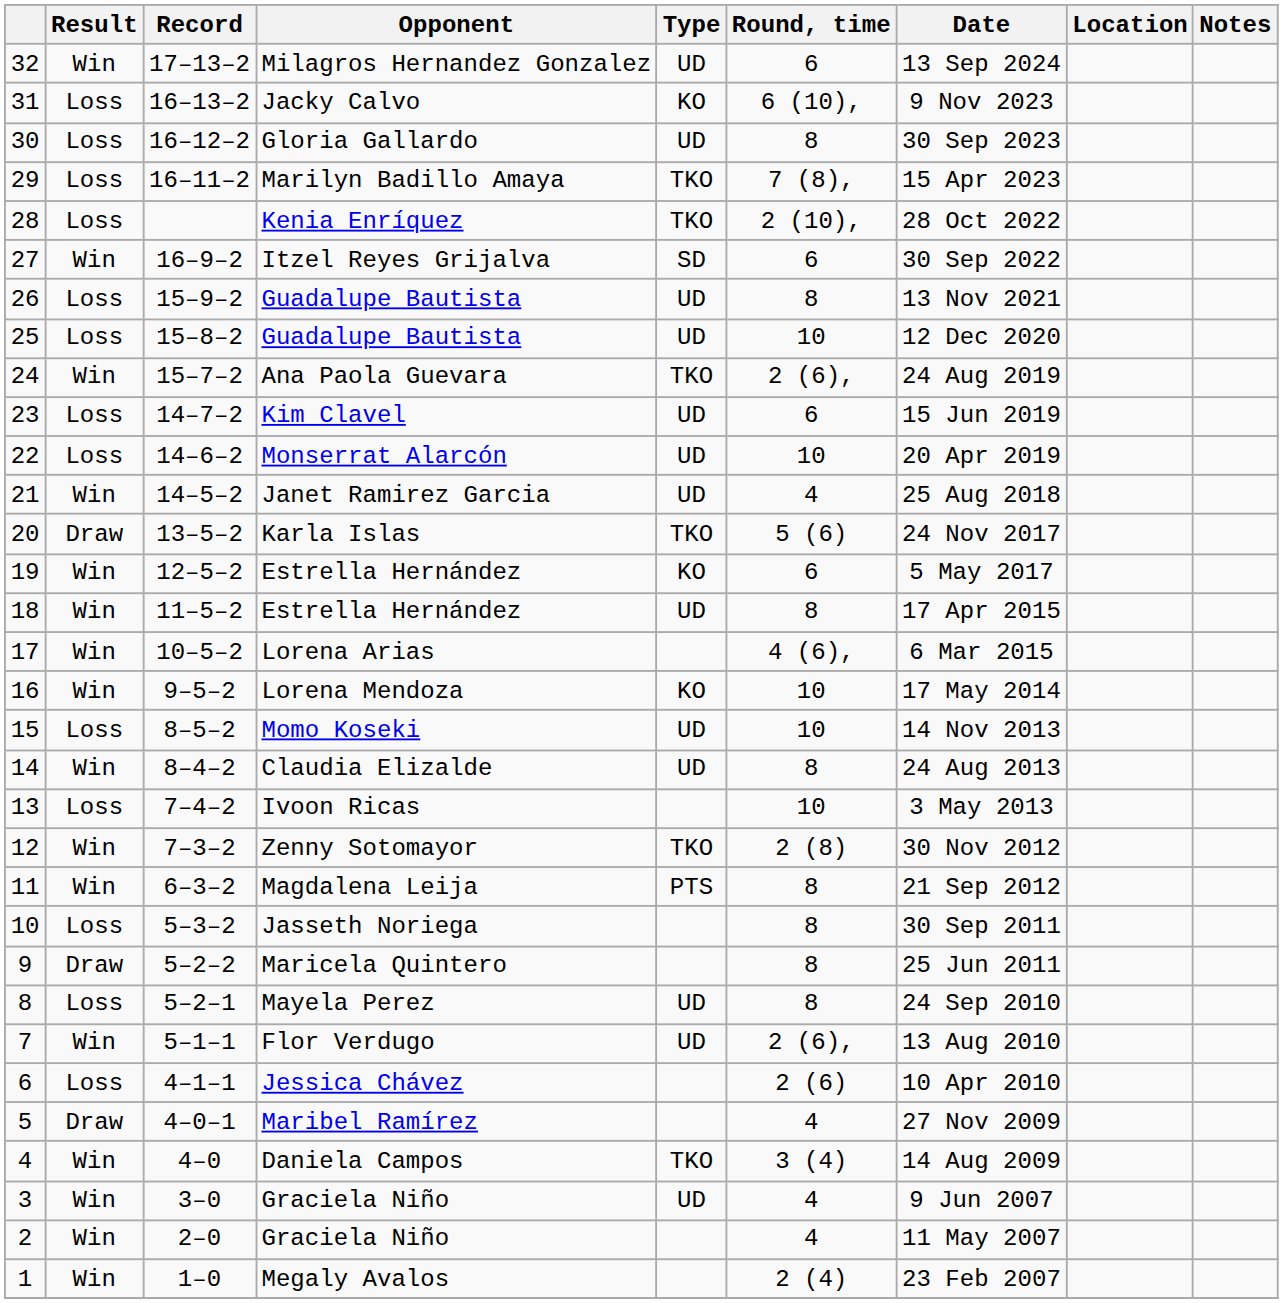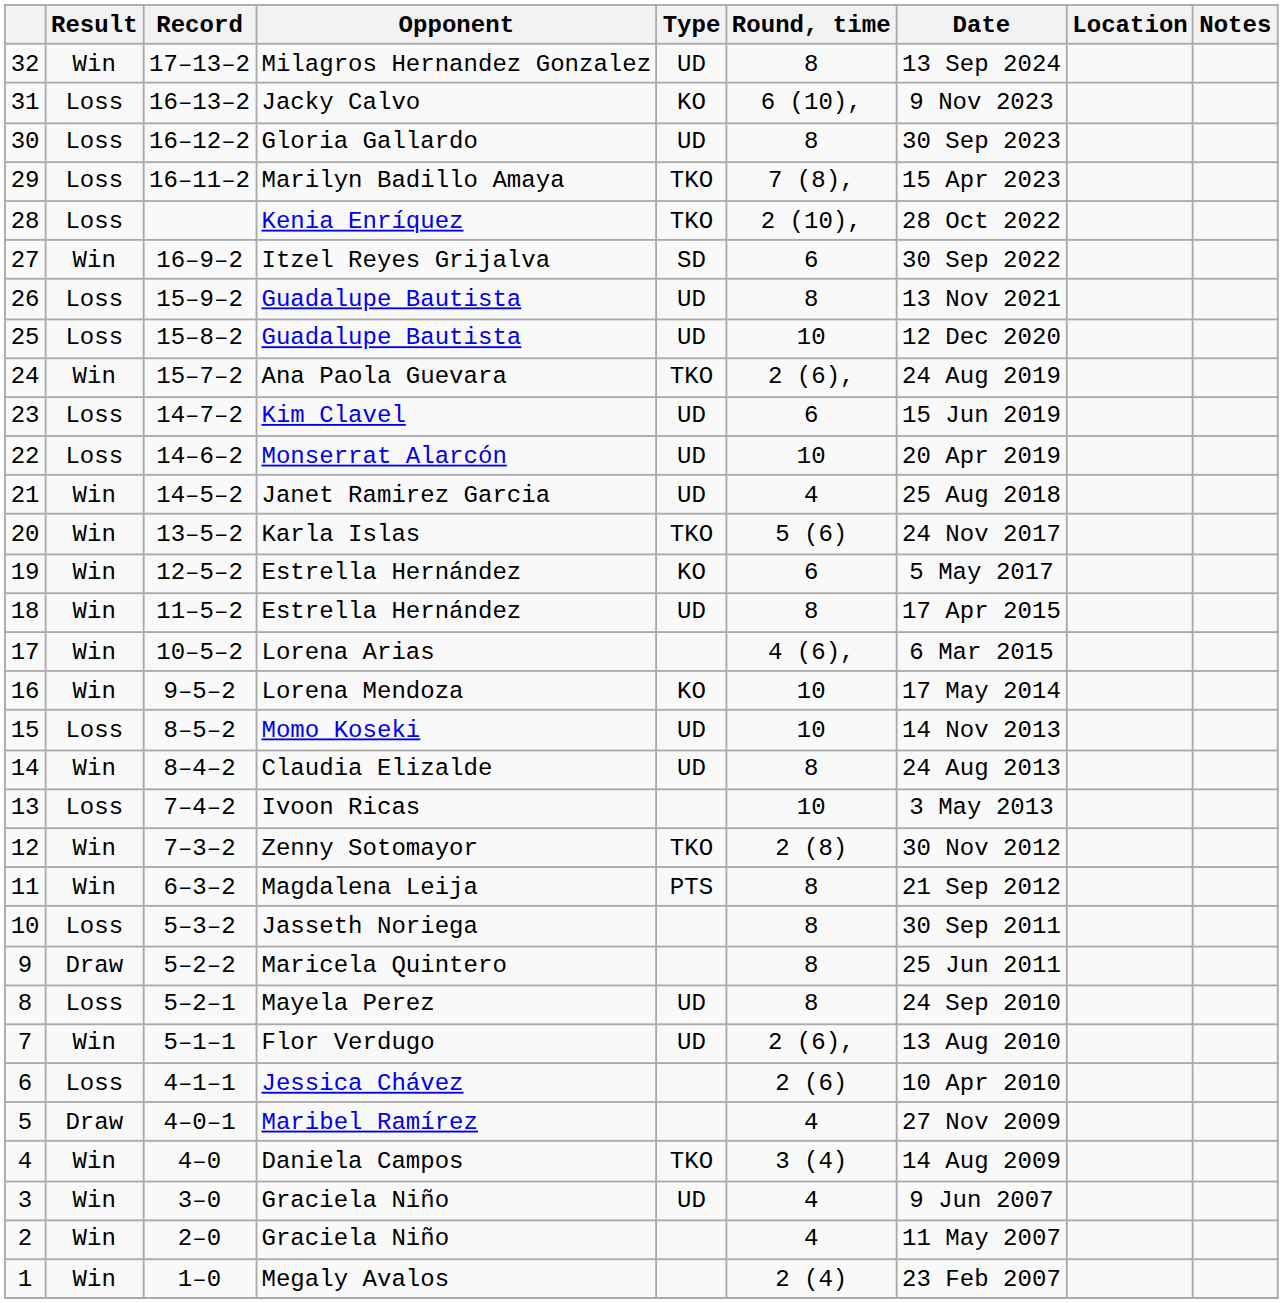(811, 64) 6 -> (811, 64) 8
(94, 534) Draw -> (94, 534) Win
